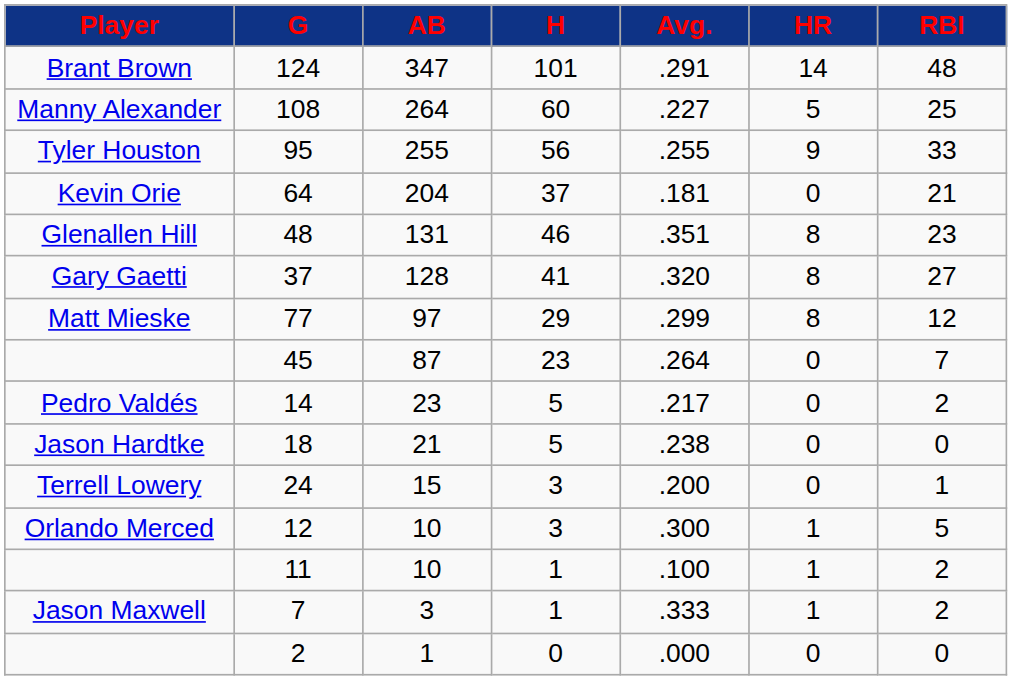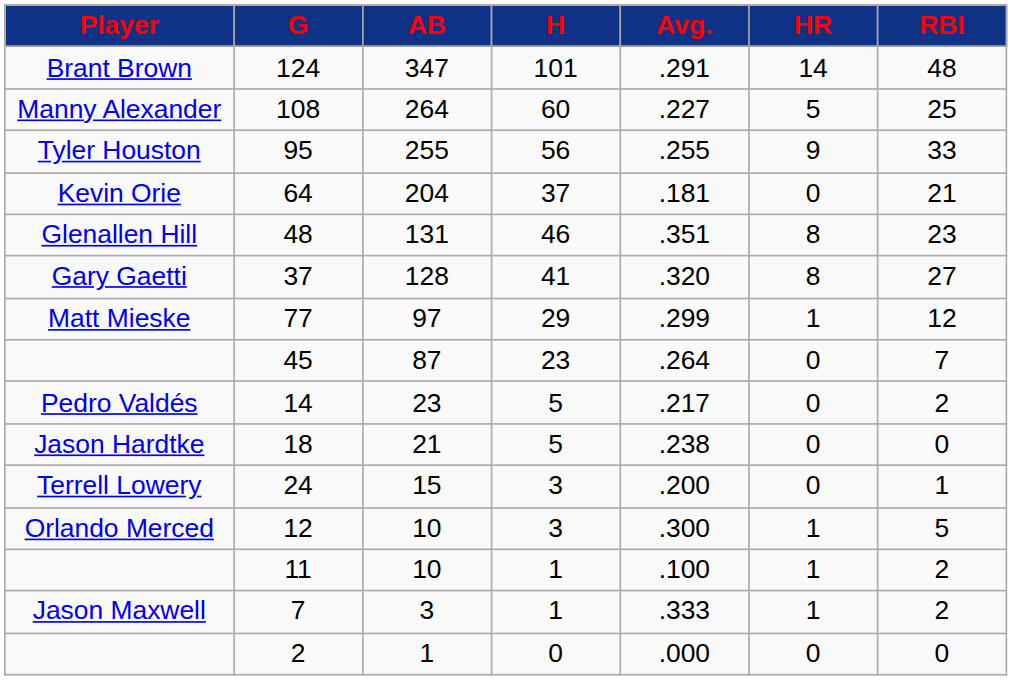(813, 318) 8 -> (813, 318) 1
